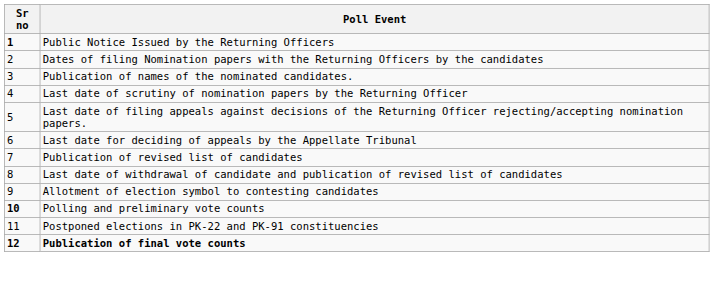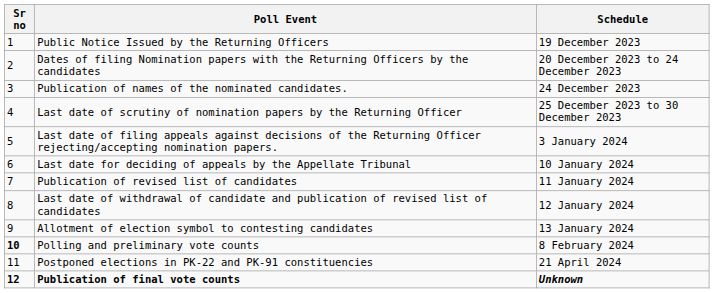+ column: (623, 19)
(10, 42) bold -> (10, 42) normal
